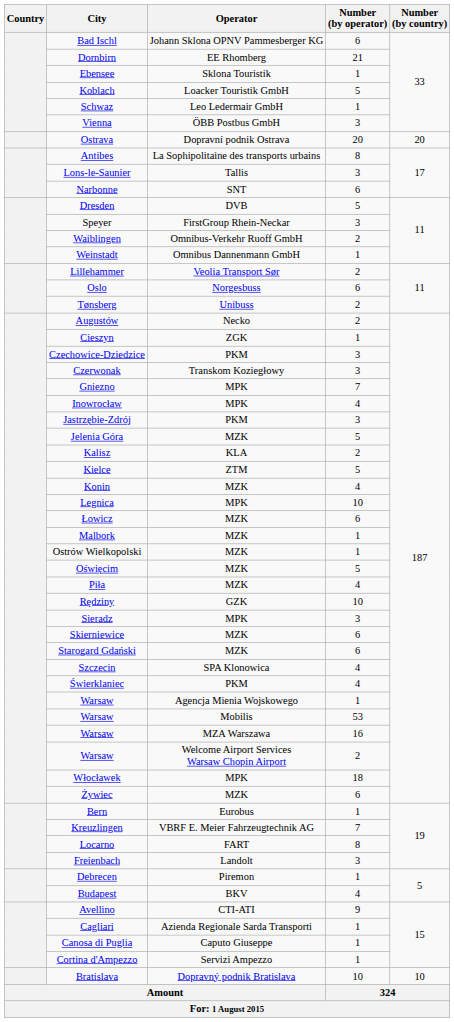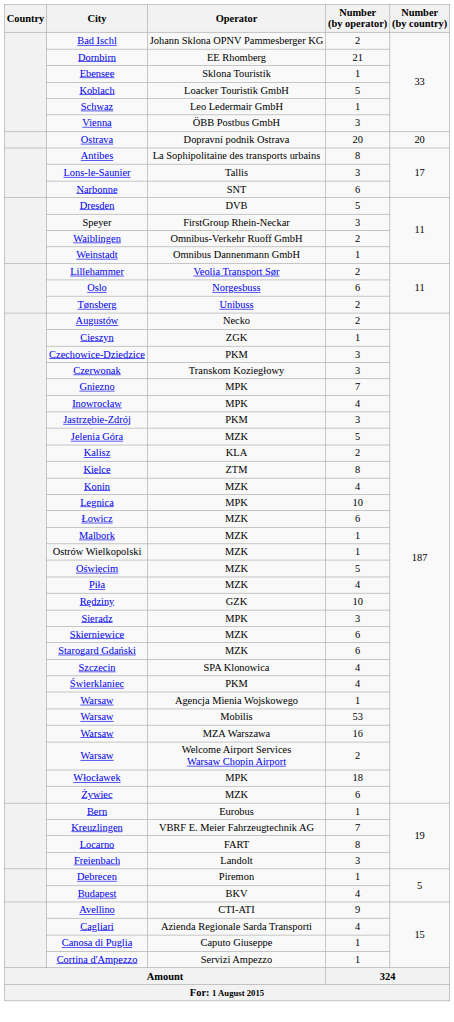(358, 40) 6 -> (358, 40) 2
(358, 469) 5 -> (358, 469) 8
(358, 926) 1 -> (358, 926) 4
- row: (97, 976)
